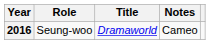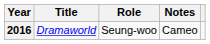columns swapped: (127, 13) <-> (64, 13)
